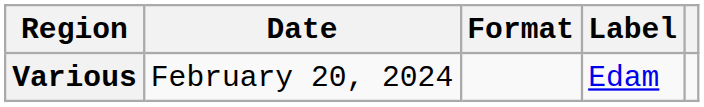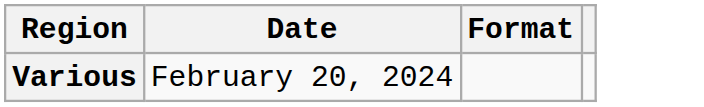- column: (633, 29)
